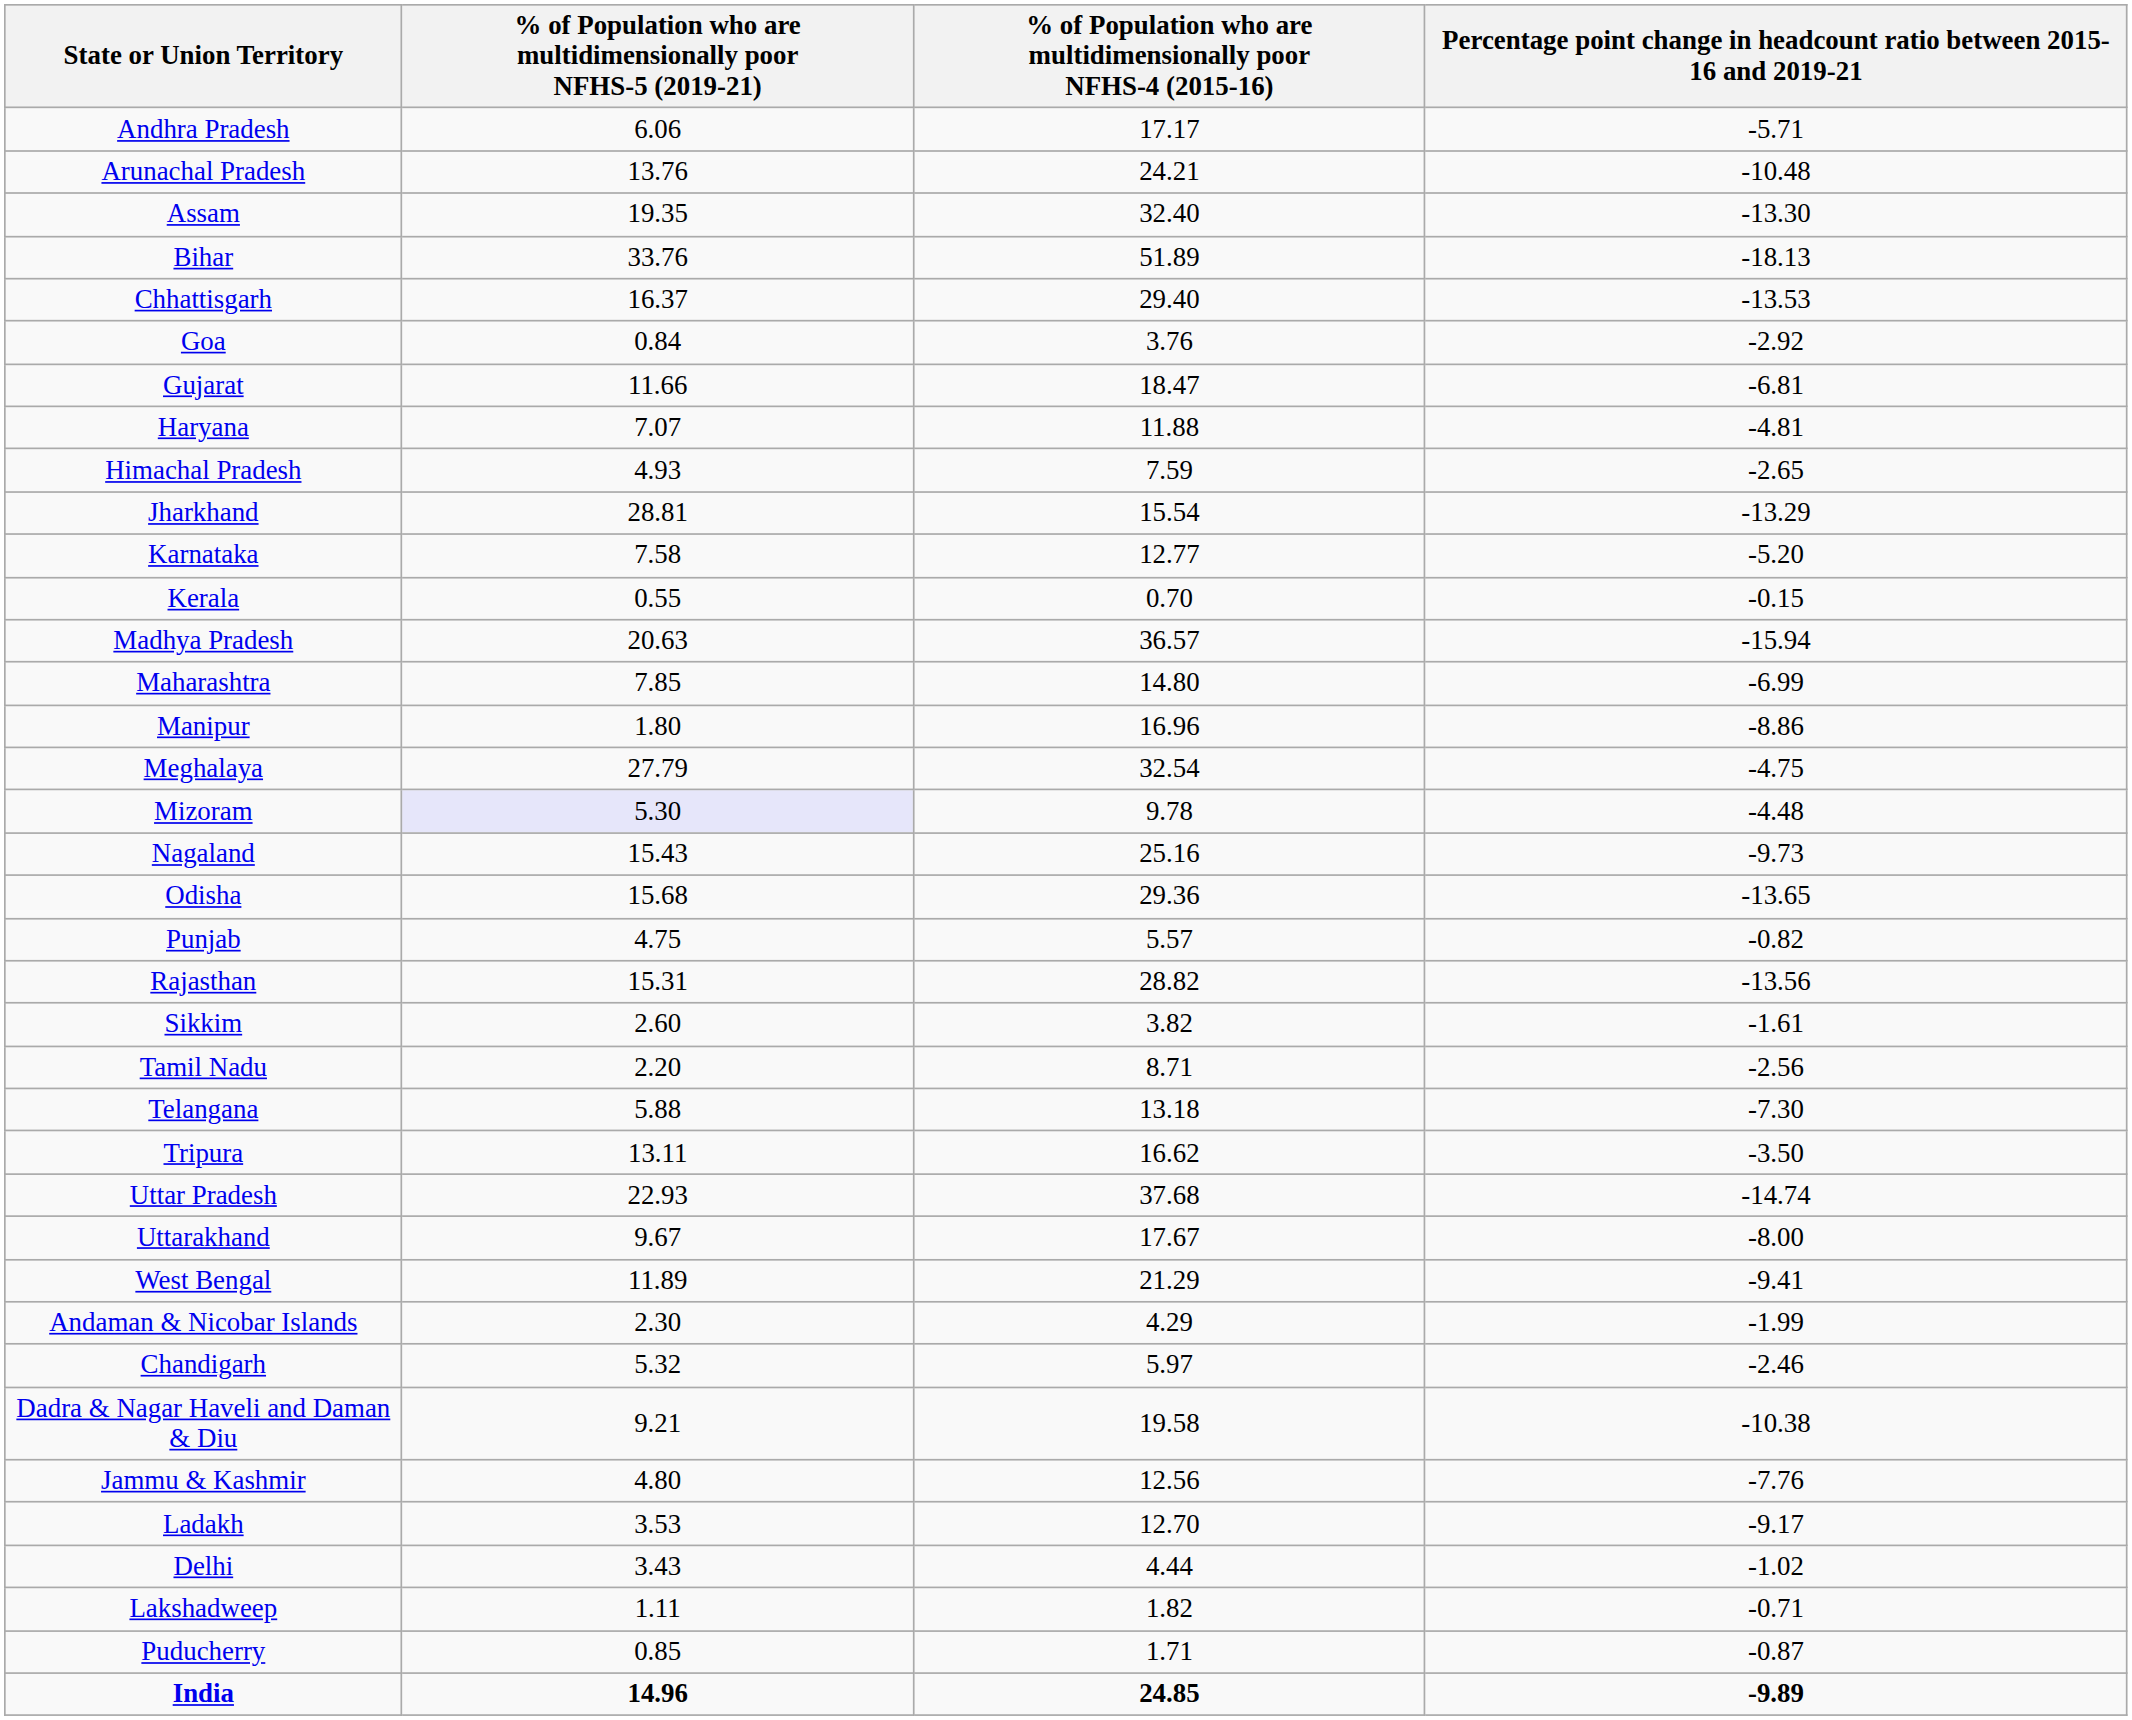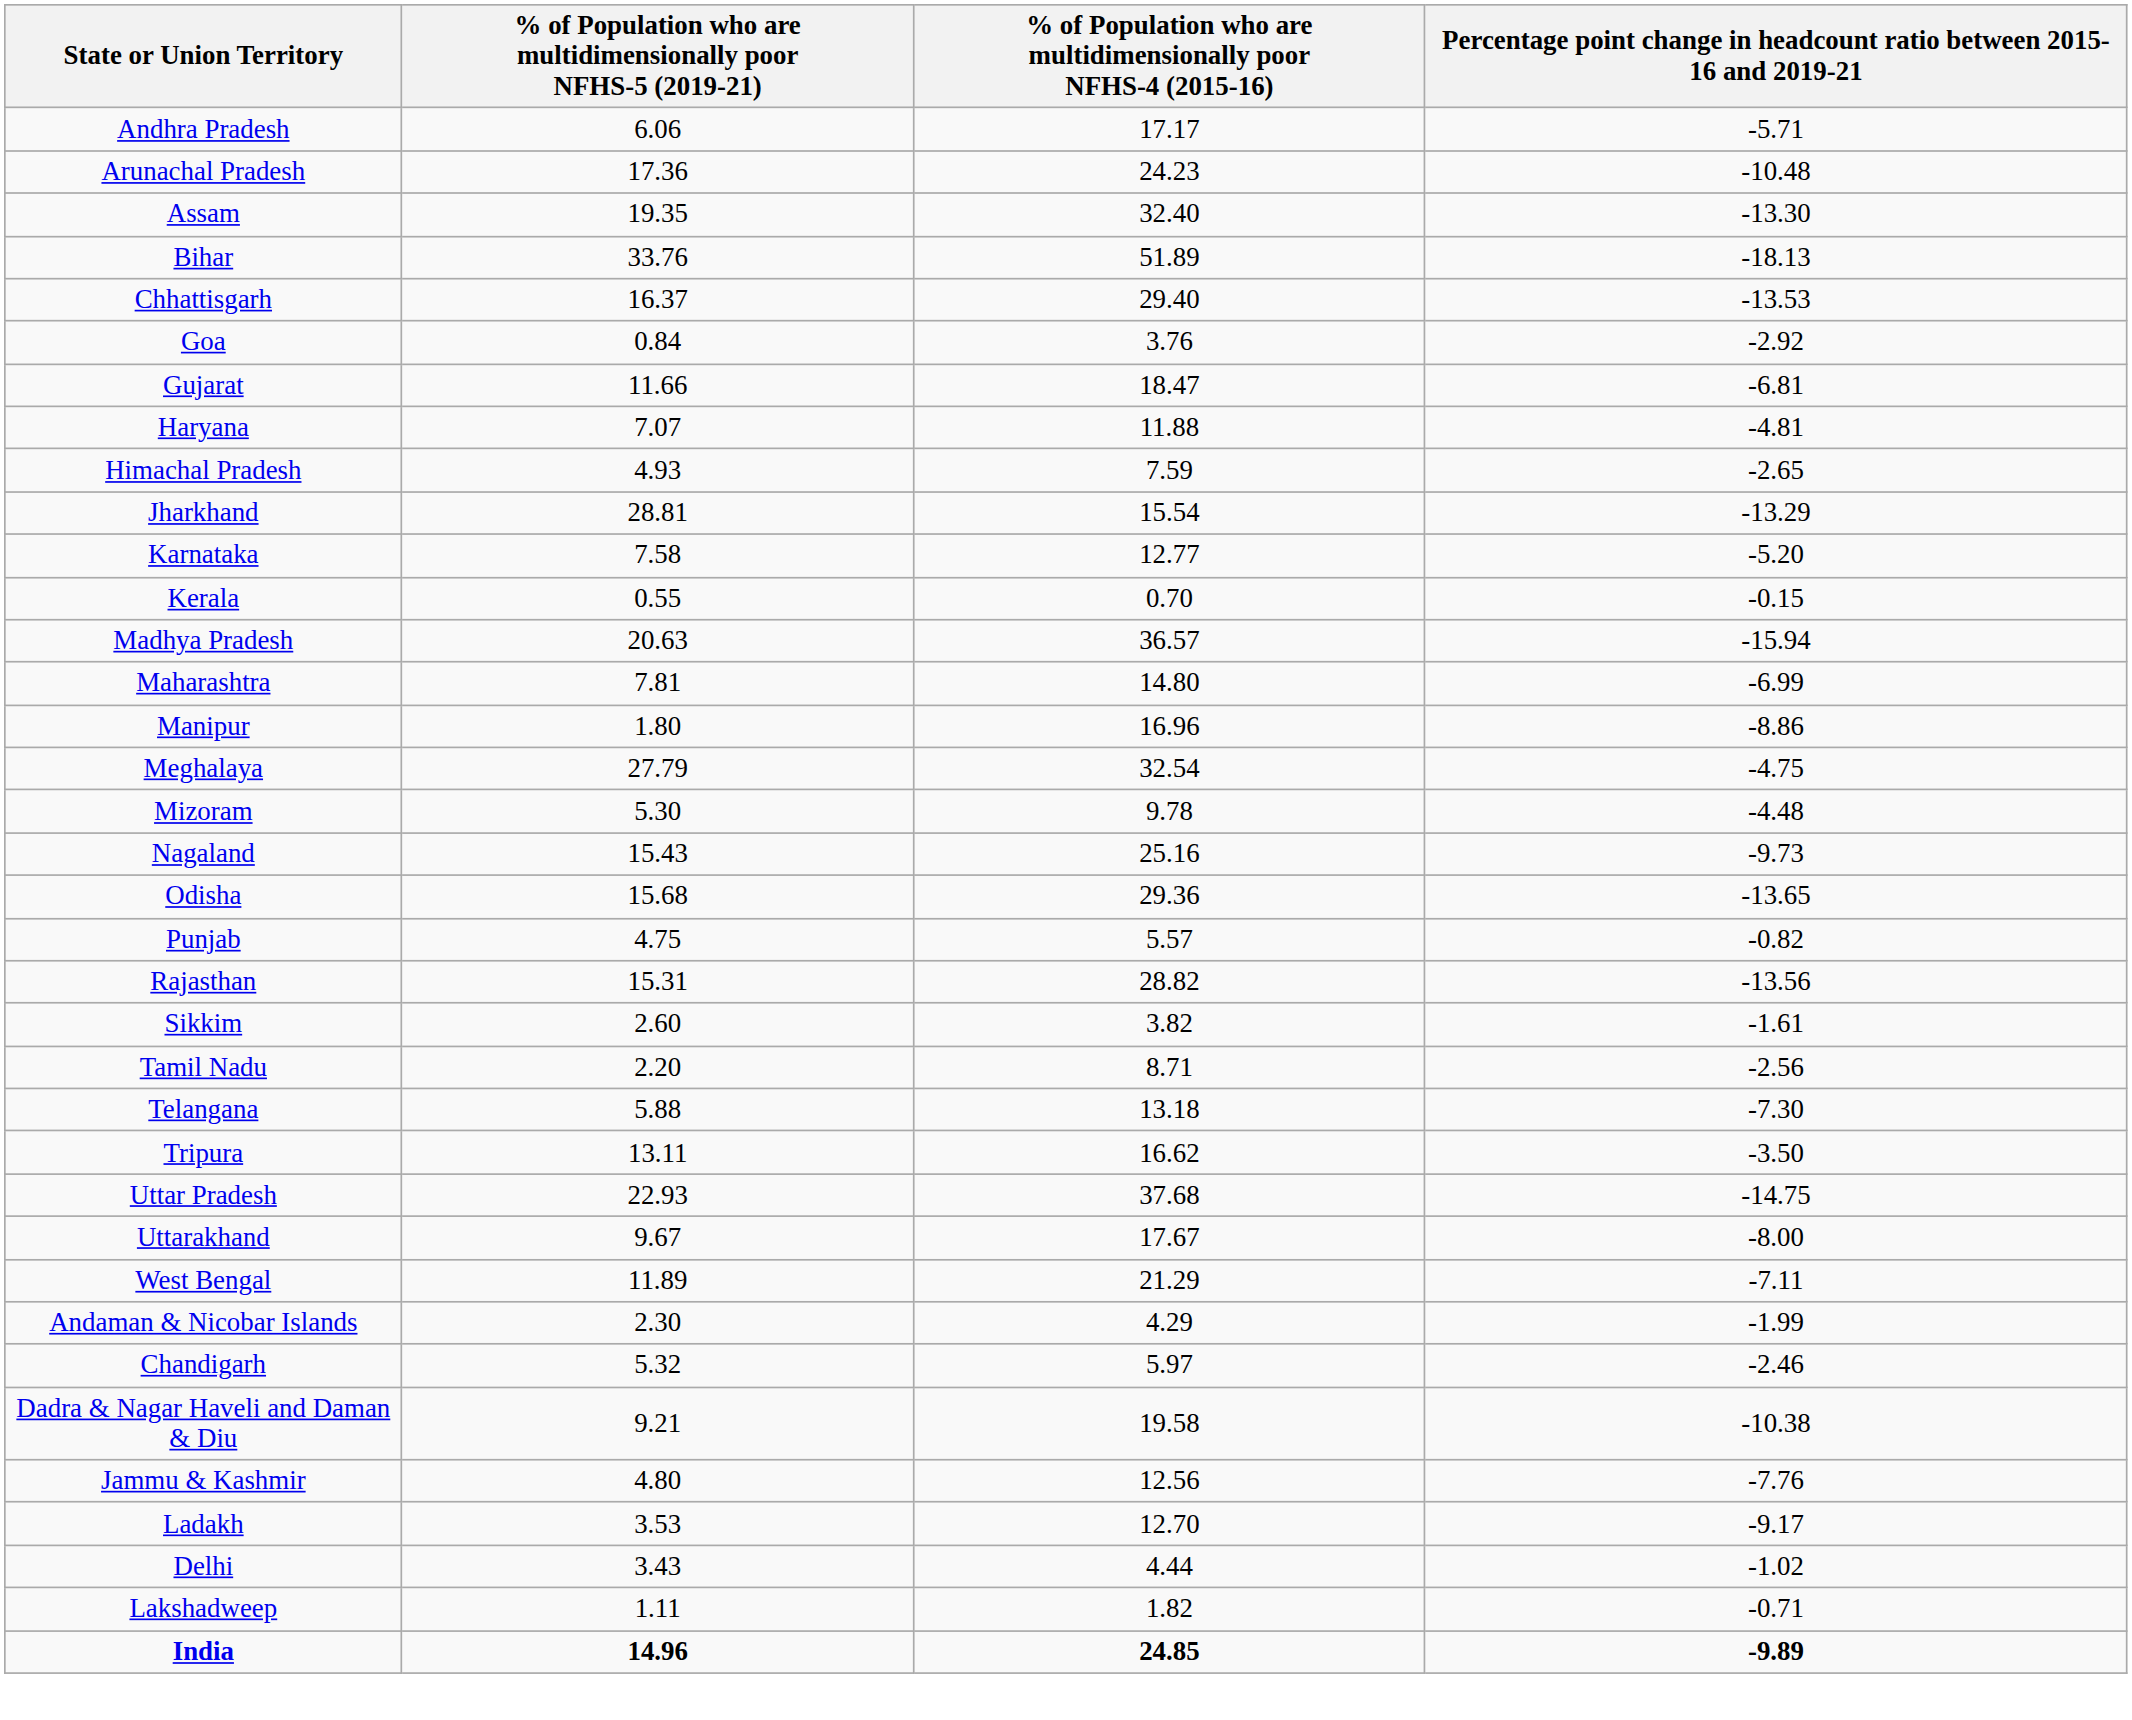(658, 171) 13.76 -> (658, 171) 17.36
(1169, 171) 24.21 -> (1169, 171) 24.23
(658, 683) 7.85 -> (658, 683) 7.81
(658, 811) lavender background -> (658, 811) no background
(1776, 1194) -14.74 -> (1776, 1194) -14.75
(1776, 1279) -9.41 -> (1776, 1279) -7.11
- row: (203, 1651)
